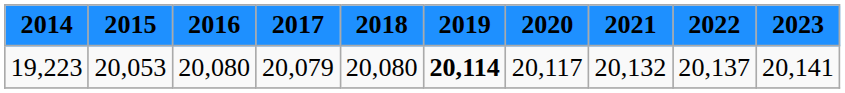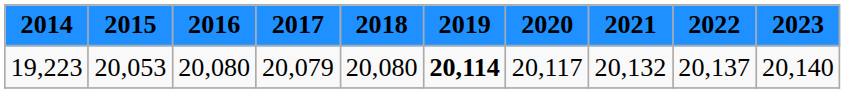(798, 66) 20,141 -> (798, 66) 20,140
